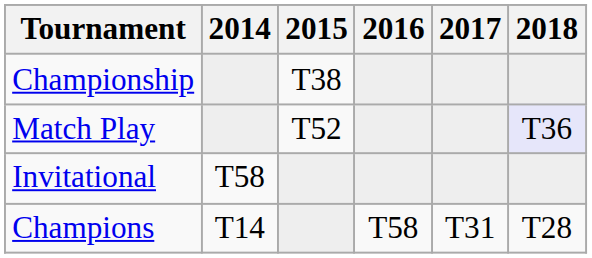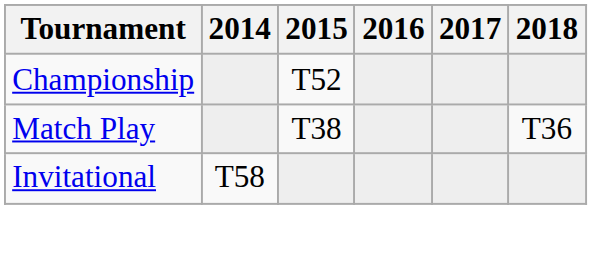(317, 78) T38 -> (317, 78) T52
(317, 128) T52 -> (317, 128) T38
(547, 128) lavender background -> (547, 128) no background
- row: (83, 227)
